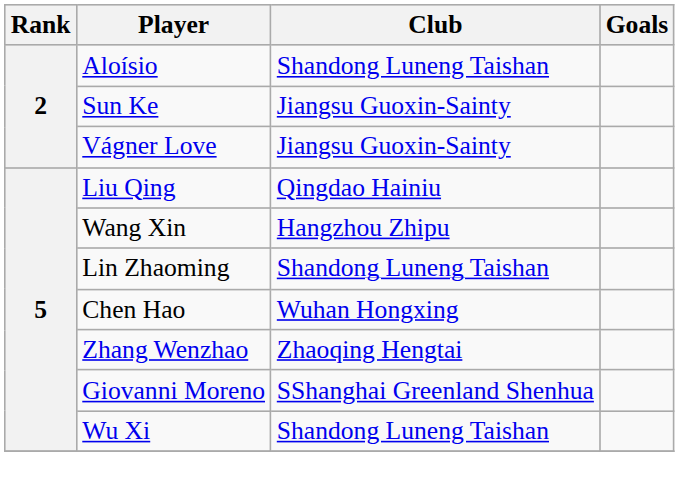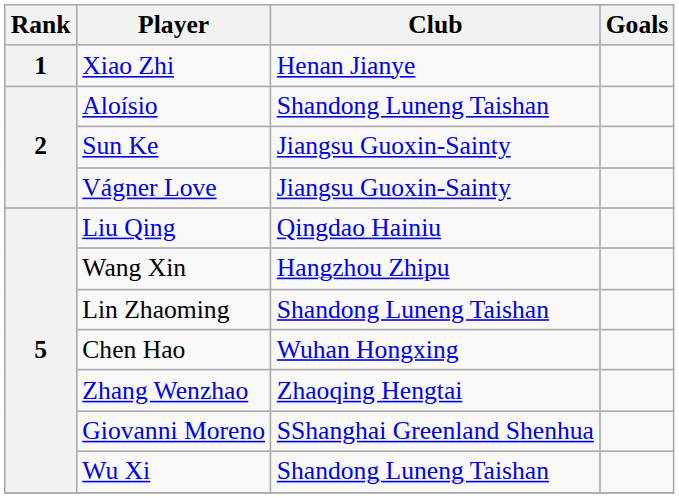+ row: (128, 65)
